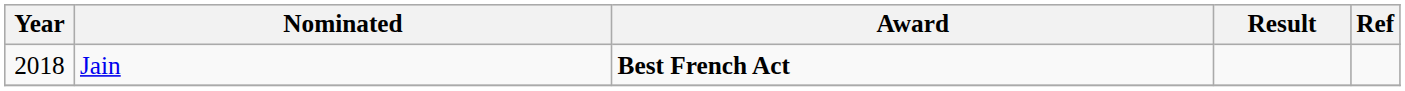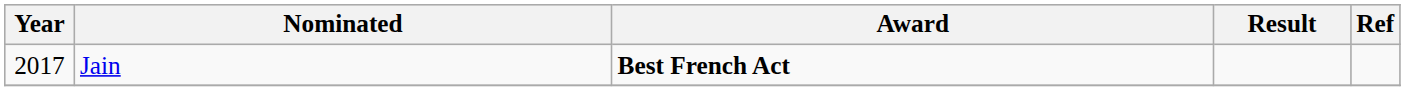(39, 64) 2018 -> (39, 64) 2017
